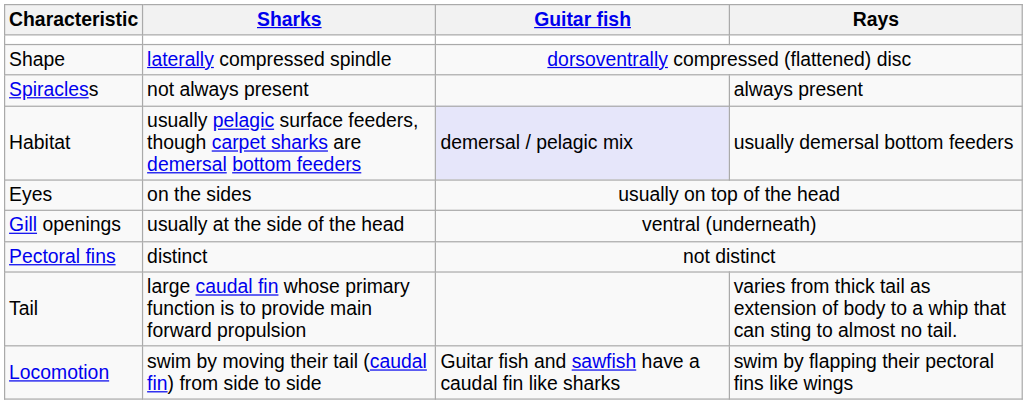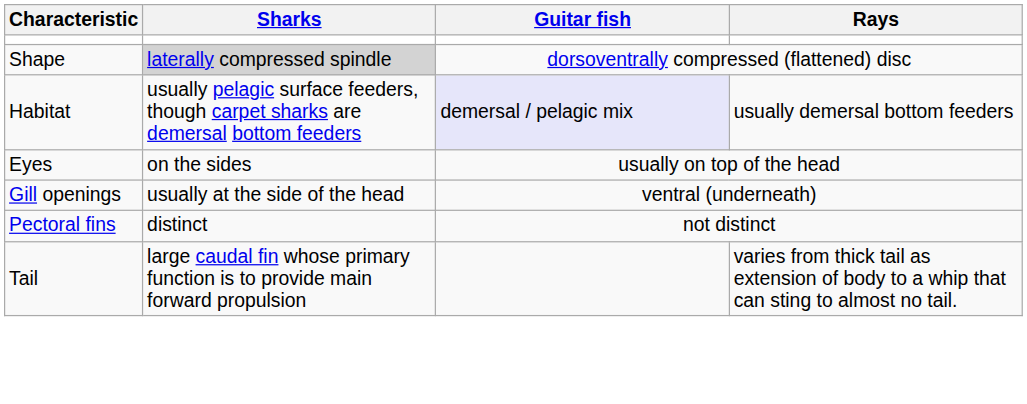(269, 59) no background -> (269, 59) lightgrey background
- row: (54, 90)
- row: (59, 372)
